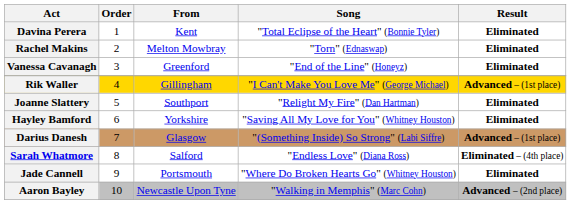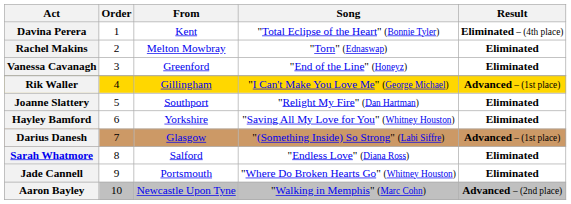(512, 31) Eliminated -> (512, 31) Eliminated – (4th place)
(512, 155) Eliminated – (4th place) -> (512, 155) Eliminated
